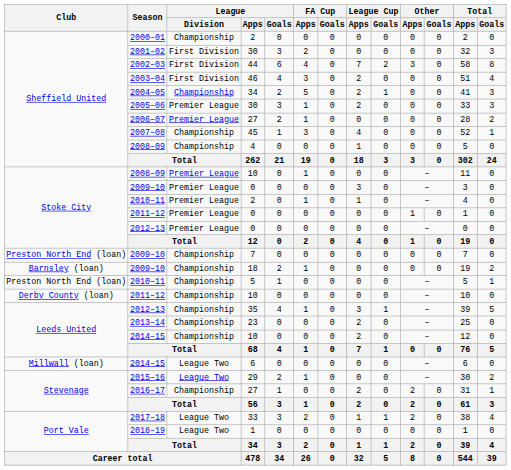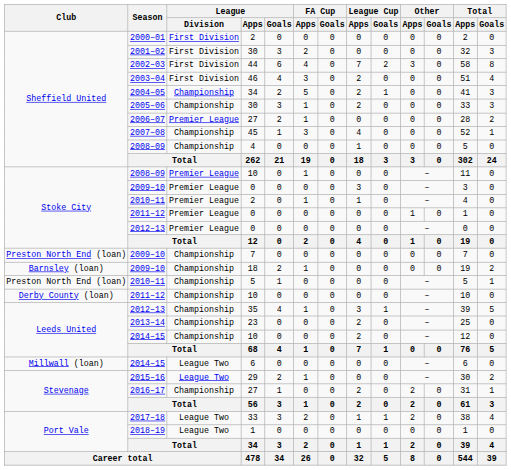(204, 38) Championship -> (204, 38) First Division
(204, 106) Premier League -> (204, 106) Championship
